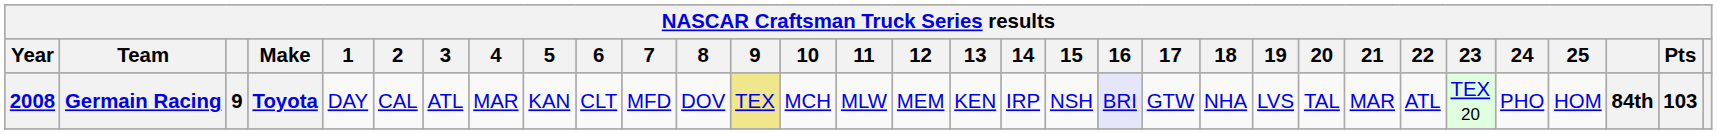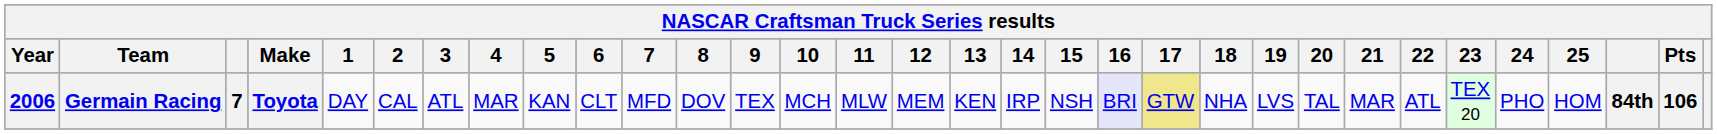(32, 101) 2008 -> (32, 101) 2006
(237, 101) 9 -> (237, 101) 7
(755, 101) khaki background -> (755, 101) no background
(1170, 101) no background -> (1170, 101) khaki background
(1680, 101) 103 -> (1680, 101) 106
